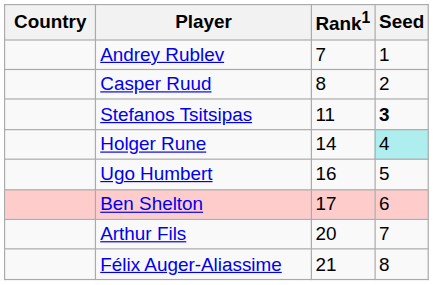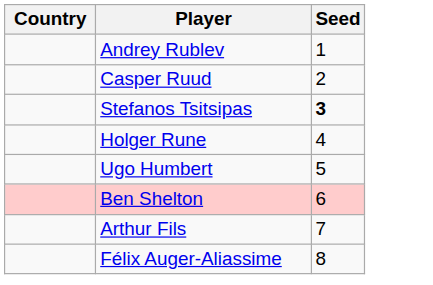- column: (343, 22)
(384, 144) paleturquoise background -> (321, 139) no background
